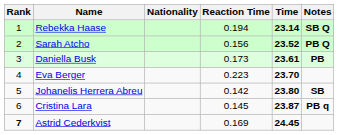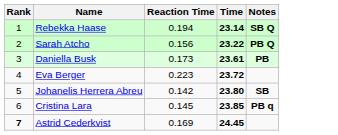- column: (172, 12)
(287, 43) 23.52 -> (232, 43) 23.22
(287, 75) 23.70 -> (232, 75) 23.72
(287, 106) 23.87 -> (232, 106) 23.85
